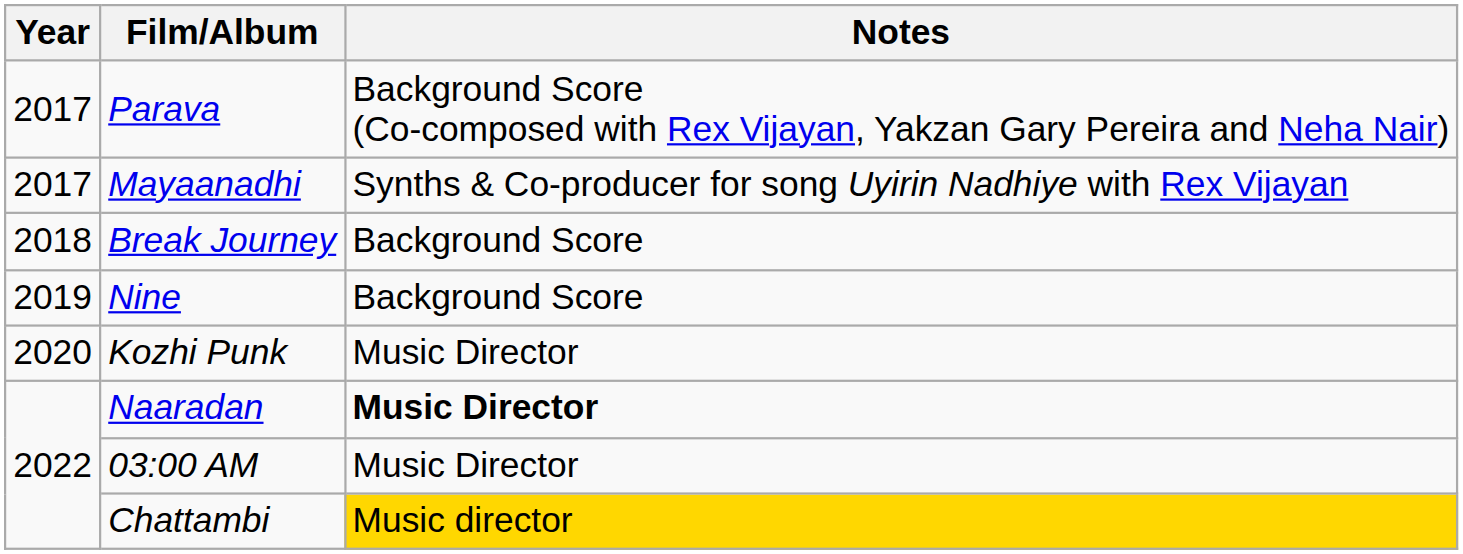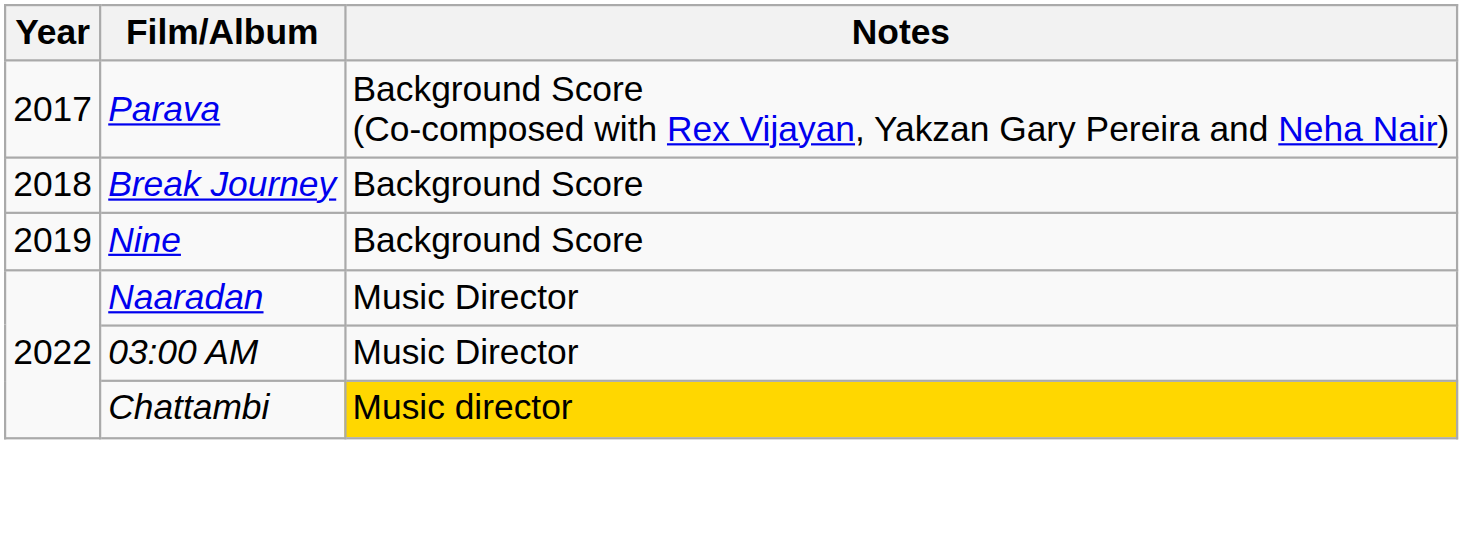- row: (205, 184)
- row: (198, 352)
(475, 408) bold -> (465, 296) normal
